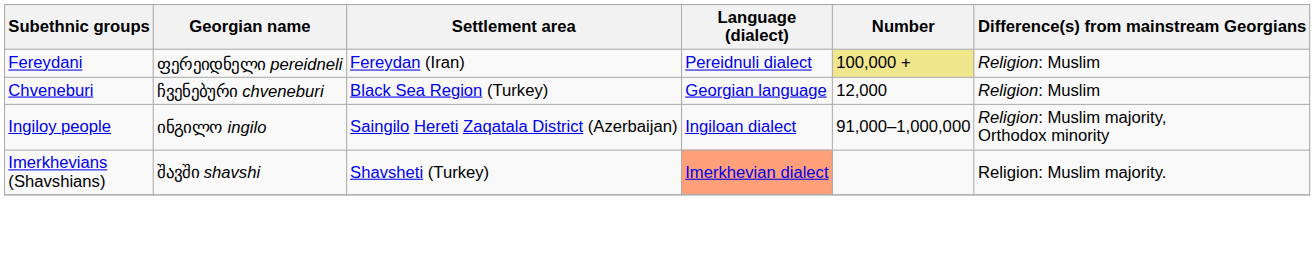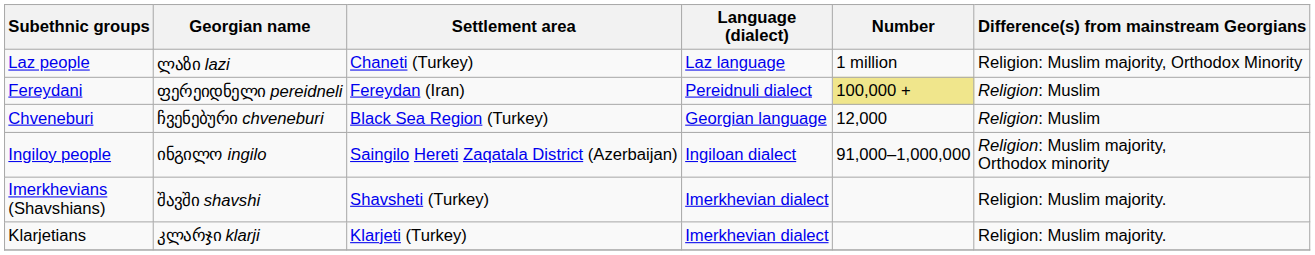+ row: (49, 63)
(757, 172) lightsalmon background -> (757, 199) no background
+ row: (47, 235)
